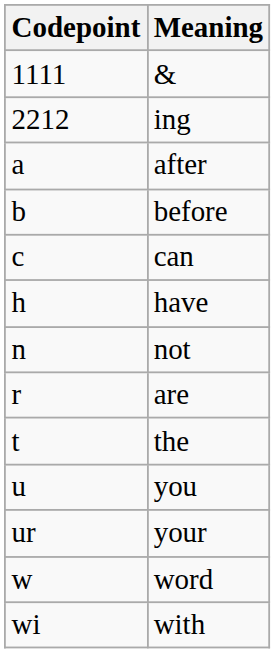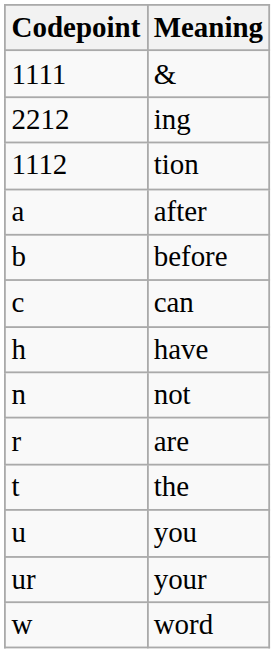+ row: (176, 165)
- row: (179, 624)
